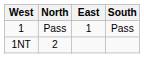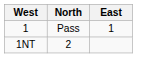- column: (122, 12)
